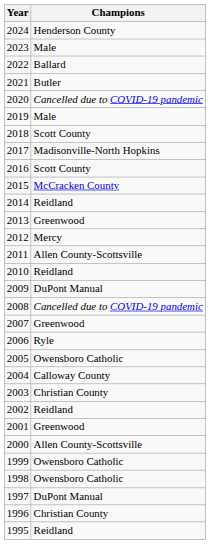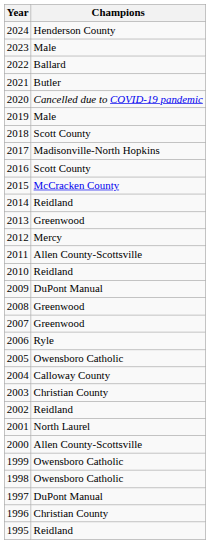(118, 306) Cancelled due to COVID-19 pandemic -> (59, 306) Greenwood
(59, 427) Greenwood -> (62, 427) North Laurel
